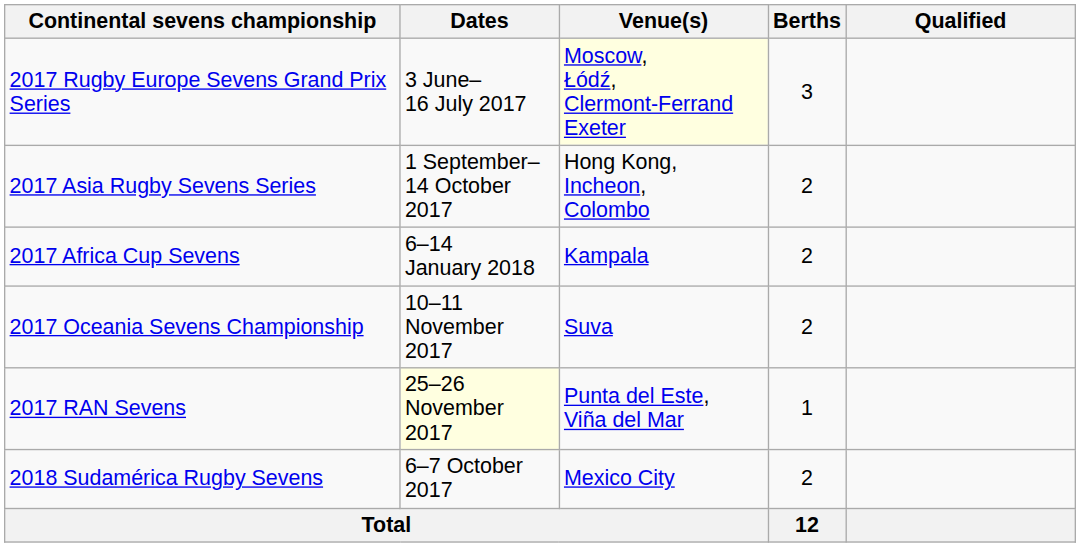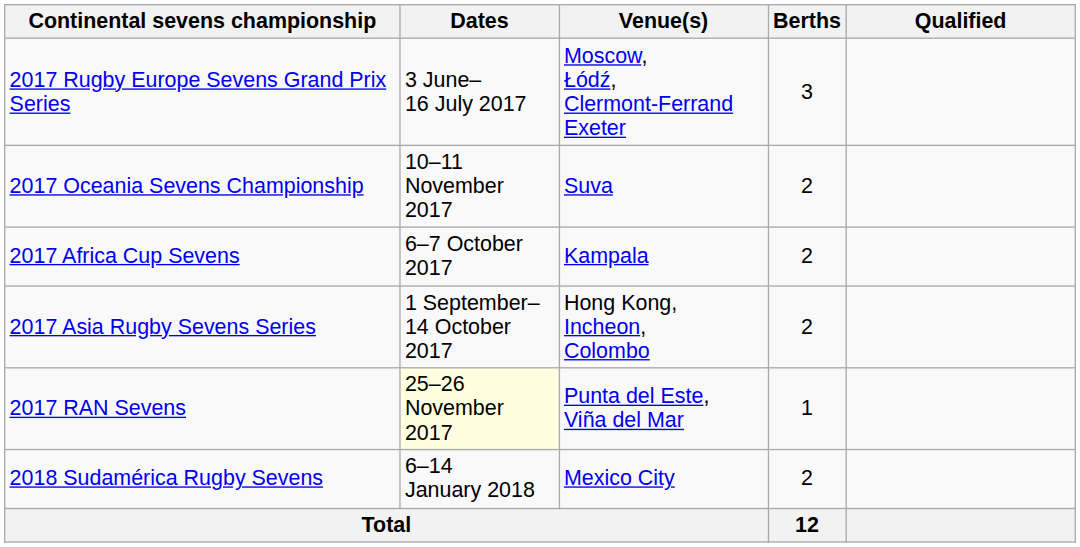(649, 91) lightyellow background -> (649, 91) no background
rows swapped: (163, 185) <-> (187, 326)
(470, 256) 6–14 January 2018 -> (464, 256) 6–7 October 2017
(464, 478) 6–7 October 2017 -> (470, 478) 6–14 January 2018
